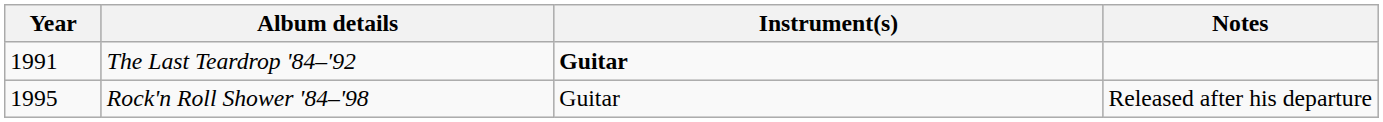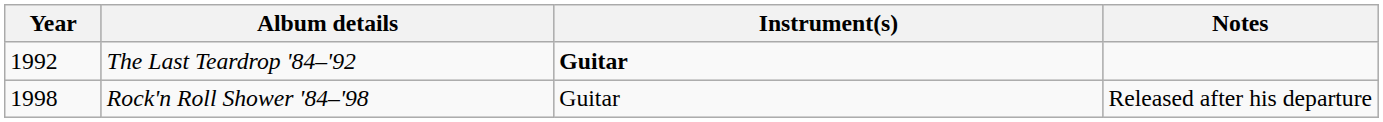(34, 60) 1991 -> (34, 60) 1992
(34, 98) 1995 -> (34, 98) 1998
